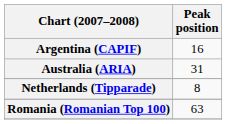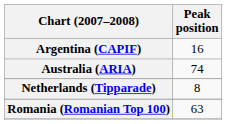(197, 68) 31 -> (197, 68) 74
